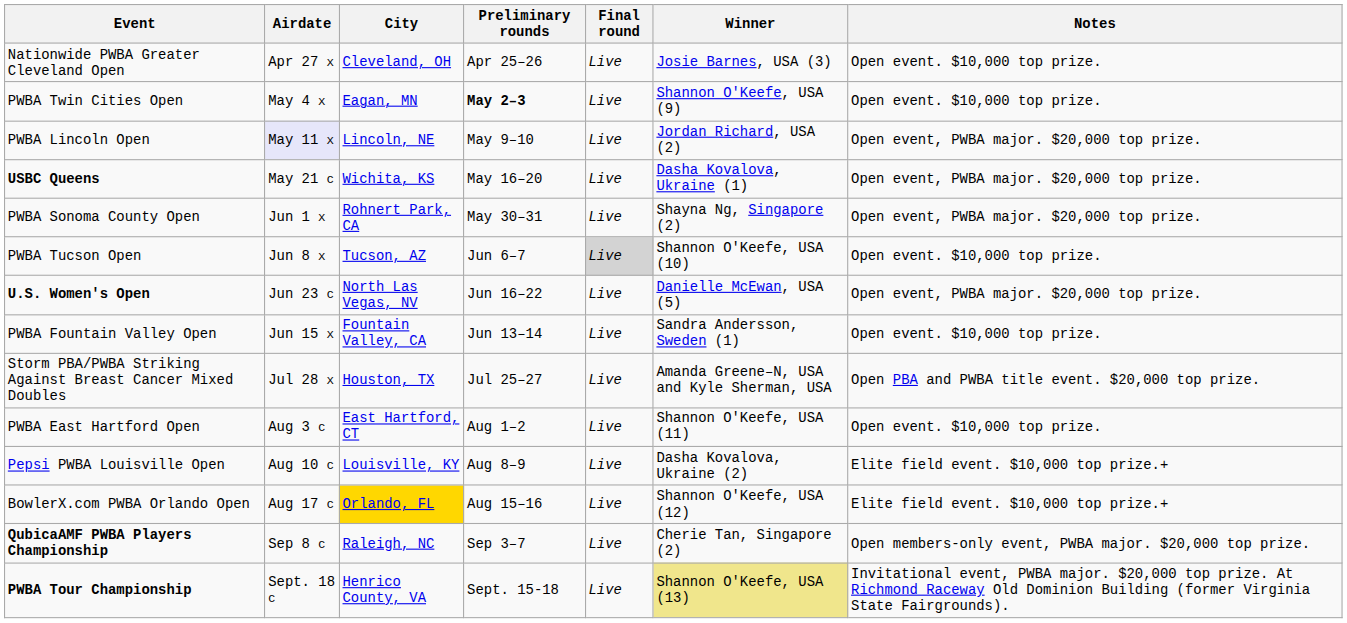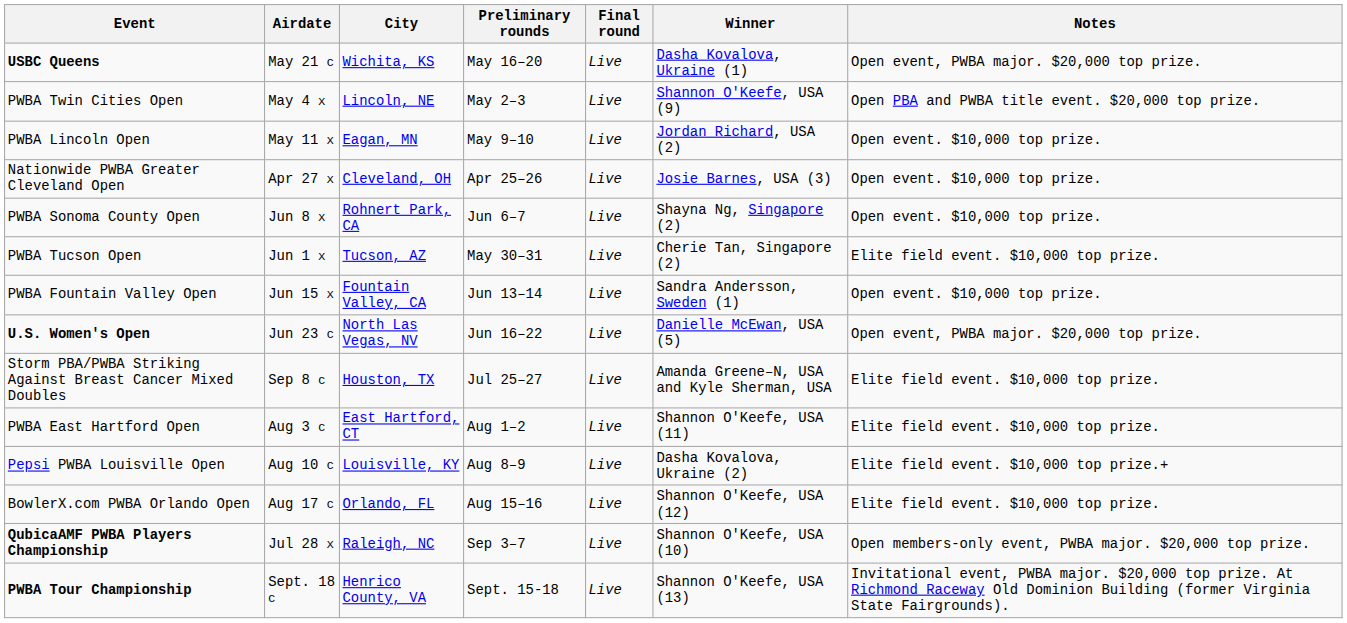rows swapped: (104, 63) <-> (54, 179)
(380, 101) Eagan, MN -> (388, 101) Lincoln, NE
(496, 101) bold -> (496, 101) normal
(976, 101) Open event. $10,000 top prize. -> (1056, 101) Open PBA and PWBA title event. $20,000 top prize.
(301, 140) lavender background -> (301, 140) no background
(388, 140) Lincoln, NE -> (380, 140) Eagan, MN
(1026, 140) Open event, PWBA major. $20,000 top prize. -> (976, 140) Open event. $10,000 top prize.
(297, 217) Jun 1 X -> (297, 217) Jun 8 X
(505, 217) May 30–31 -> (496, 217) Jun 6–7
(1026, 217) Open event, PWBA major. $20,000 top prize. -> (976, 217) Open event. $10,000 top prize.
(297, 256) Jun 8 X -> (297, 256) Jun 1 X
(496, 256) Jun 6–7 -> (505, 256) May 30–31
(605, 256) lightgrey background -> (605, 256) no background
(740, 256) Shannon O'Keefe, USA (10) -> (744, 256) Cherie Tan, Singapore (2)
(976, 256) Open event. $10,000 top prize. -> (1005, 256) Elite field event. $10,000 top prize.
rows swapped: (112, 334) <-> (79, 295)
(301, 380) Jul 28 X -> (297, 380) Sep 8 C
(1056, 380) Open PBA and PWBA title event. $20,000 top prize. -> (1005, 380) Elite field event. $10,000 top prize.
(976, 427) Open event. $10,000 top prize. -> (1005, 427) Elite field event. $10,000 top prize.
(388, 505) gold background -> (388, 505) no background
(1010, 505) Elite field event. $10,000 top prize.+ -> (1005, 505) Elite field event. $10,000 top prize.
(297, 543) Sep 8 C -> (301, 543) Jul 28 X
(744, 543) Cherie Tan, Singapore (2) -> (740, 543) Shannon O'Keefe, USA (10)
(740, 590) khaki background -> (740, 590) no background
